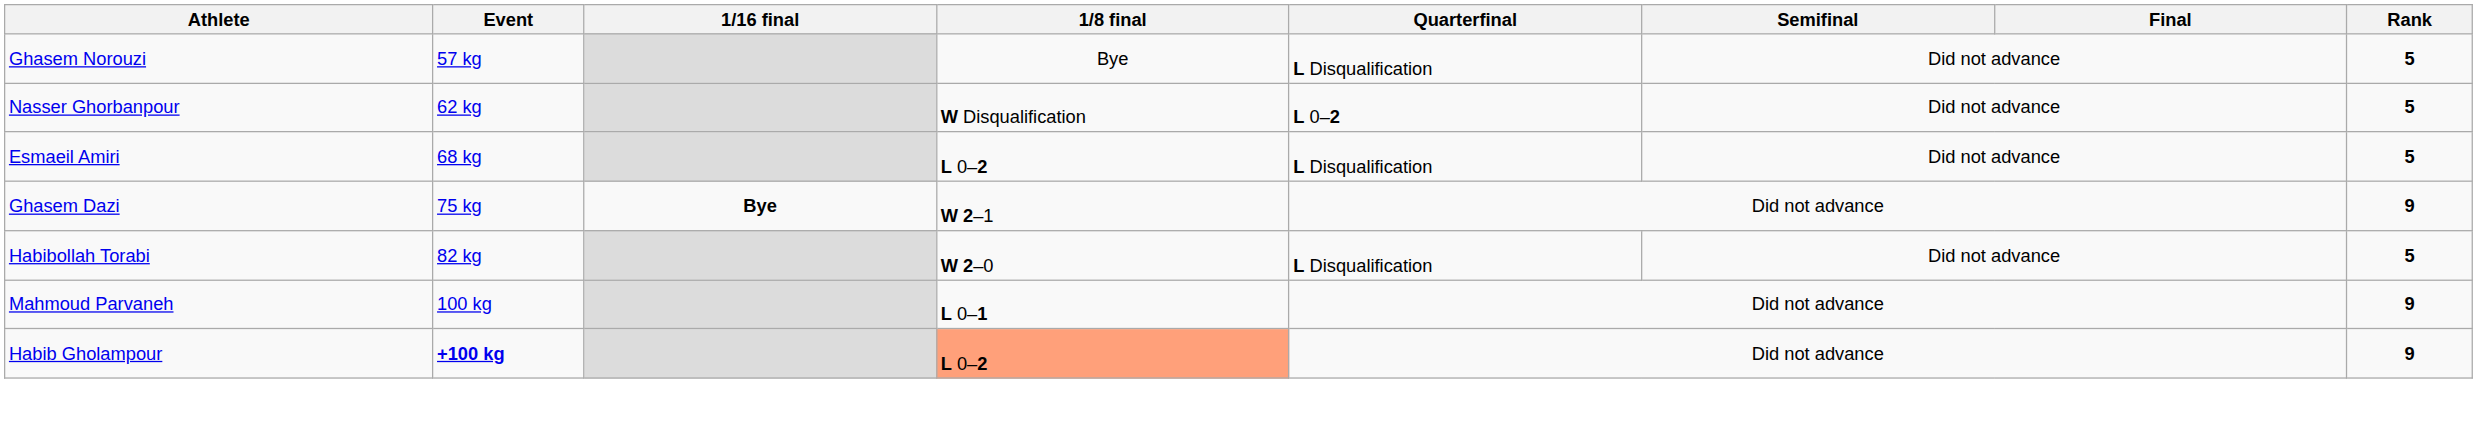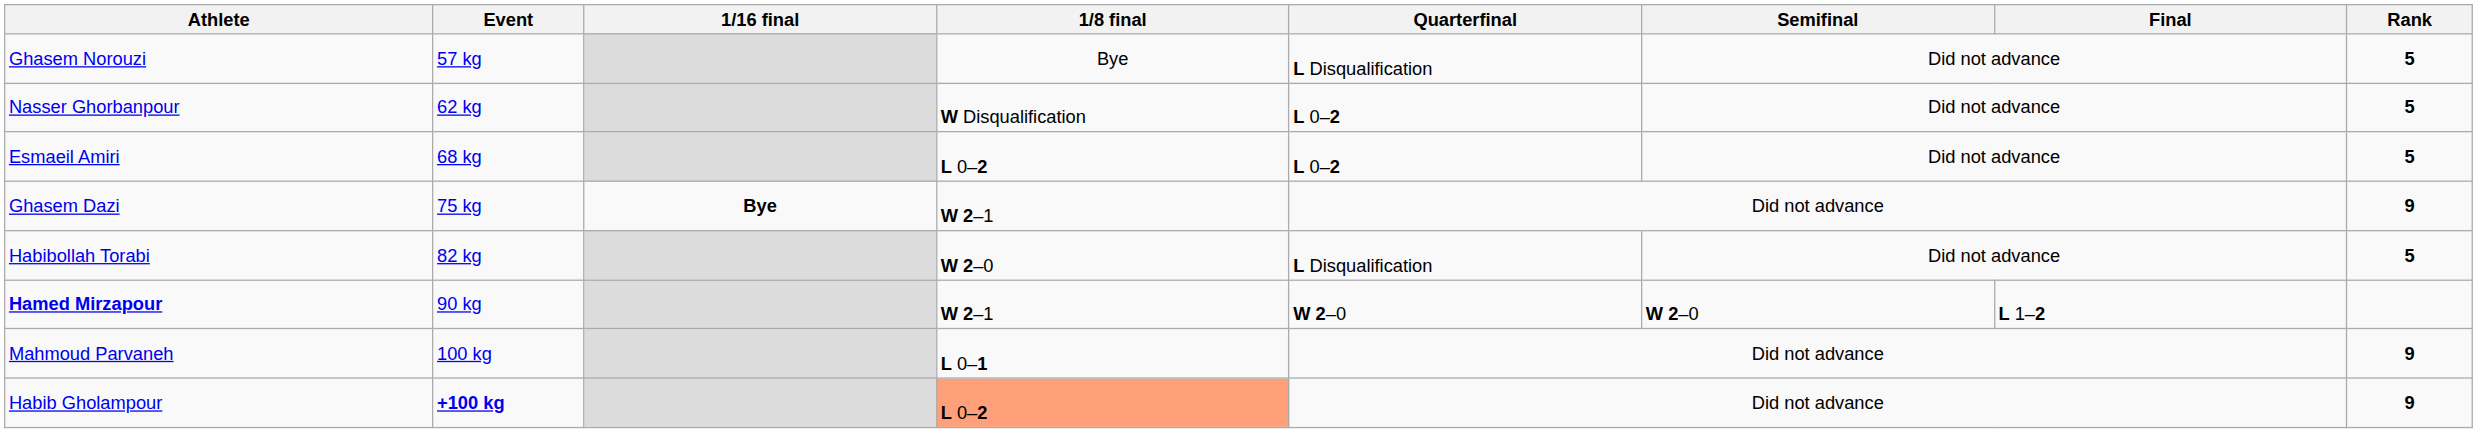(1363, 167) L Disqualification -> (1317, 167) L 0–2
+ row: (86, 305)
